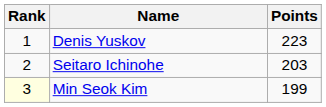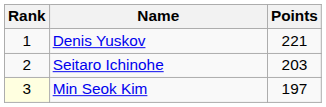(294, 41) 223 -> (294, 41) 221
(294, 89) 199 -> (294, 89) 197
